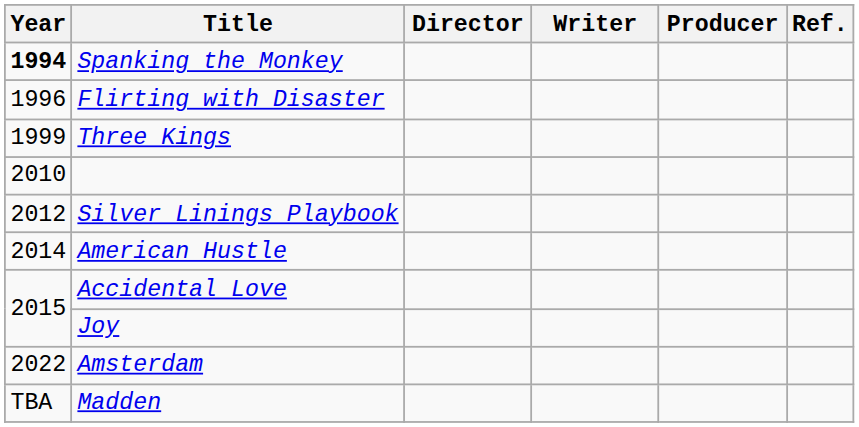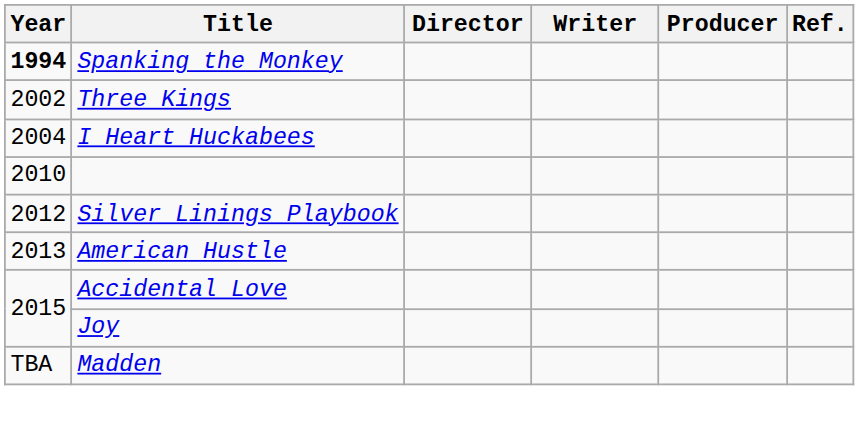- row: (231, 100)
(38, 138) 1999 -> (38, 100) 2002
+ row: (196, 138)
(38, 251) 2014 -> (38, 251) 2013
- row: (140, 365)
